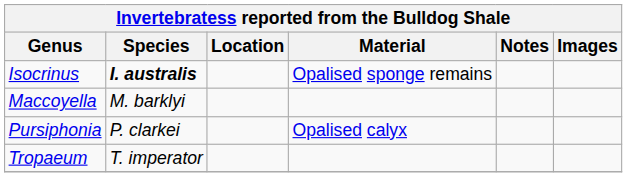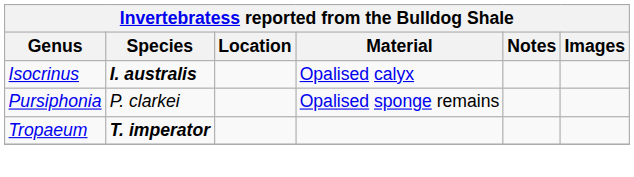(392, 74) Opalised sponge remains -> (357, 74) Opalised calyx
- row: (53, 102)
(350, 130) Opalised calyx -> (399, 102) Opalised sponge remains
(156, 158) normal -> (160, 130) bold
